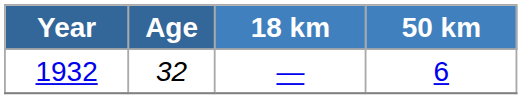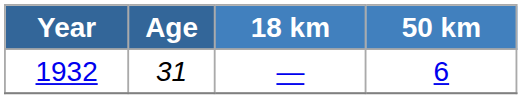(172, 72) 32 -> (172, 72) 31
